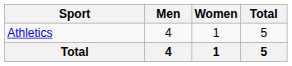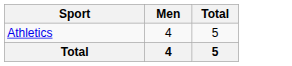- column: (216, 14)
